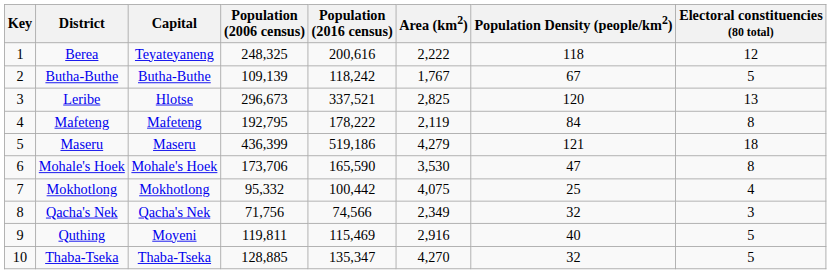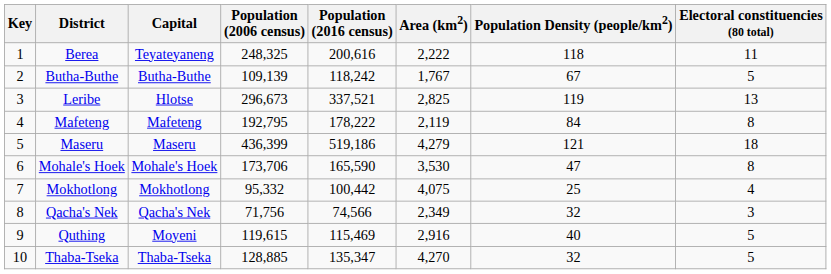(751, 54) 12 -> (751, 54) 11
(573, 99) 120 -> (573, 99) 119
(264, 235) 119,811 -> (264, 235) 119,615
